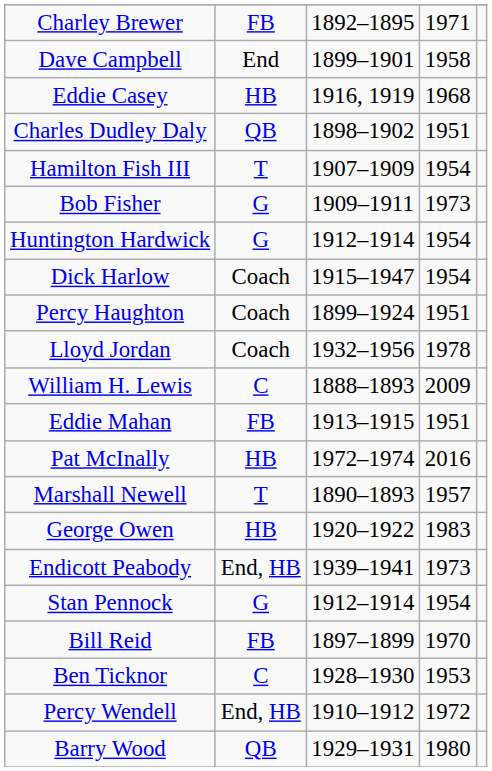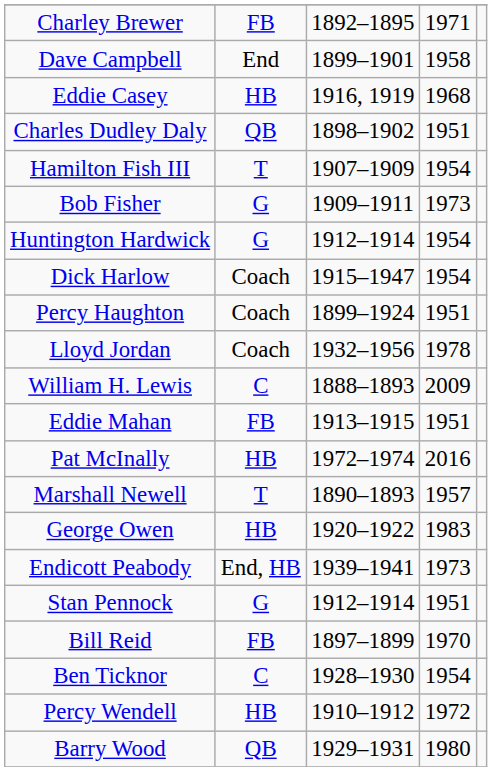(448, 603) 1954 -> (448, 603) 1951
(448, 675) 1953 -> (448, 675) 1954
(261, 712) End, HB -> (261, 712) HB
